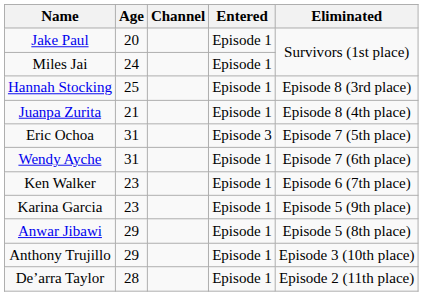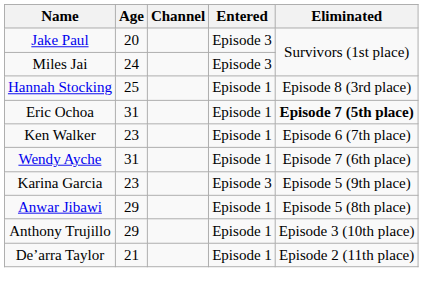(242, 40) Episode 1 -> (242, 40) Episode 3
(242, 64) Episode 1 -> (242, 64) Episode 3
- row: (60, 111)
(242, 135) Episode 3 -> (242, 111) Episode 1
(347, 135) normal -> (347, 111) bold
rows swapped: (60, 159) <-> (60, 183)
(242, 207) Episode 1 -> (242, 183) Episode 3
(131, 278) 28 -> (131, 254) 21
